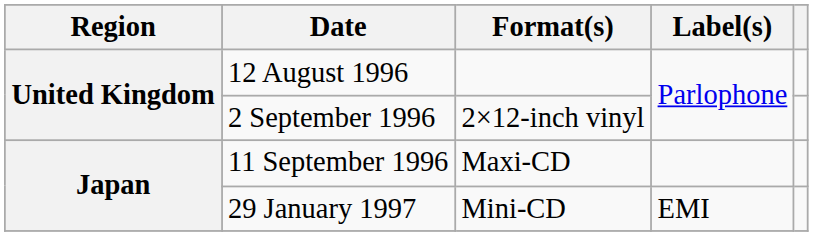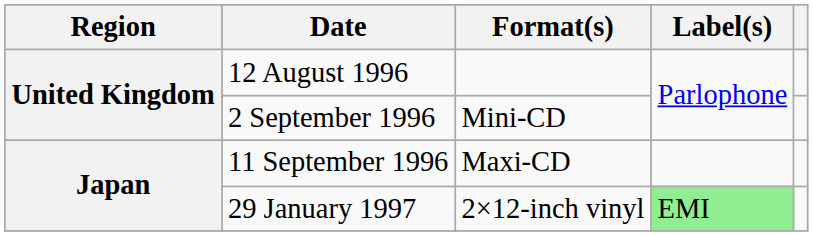(553, 117) 2×12-inch vinyl -> (514, 117) Mini-CD
(514, 207) Mini-CD -> (553, 207) 2×12-inch vinyl
(684, 207) no background -> (684, 207) lightgreen background
